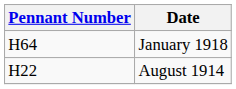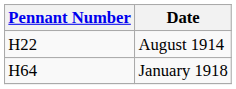rows swapped: (181, 70) <-> (183, 44)
